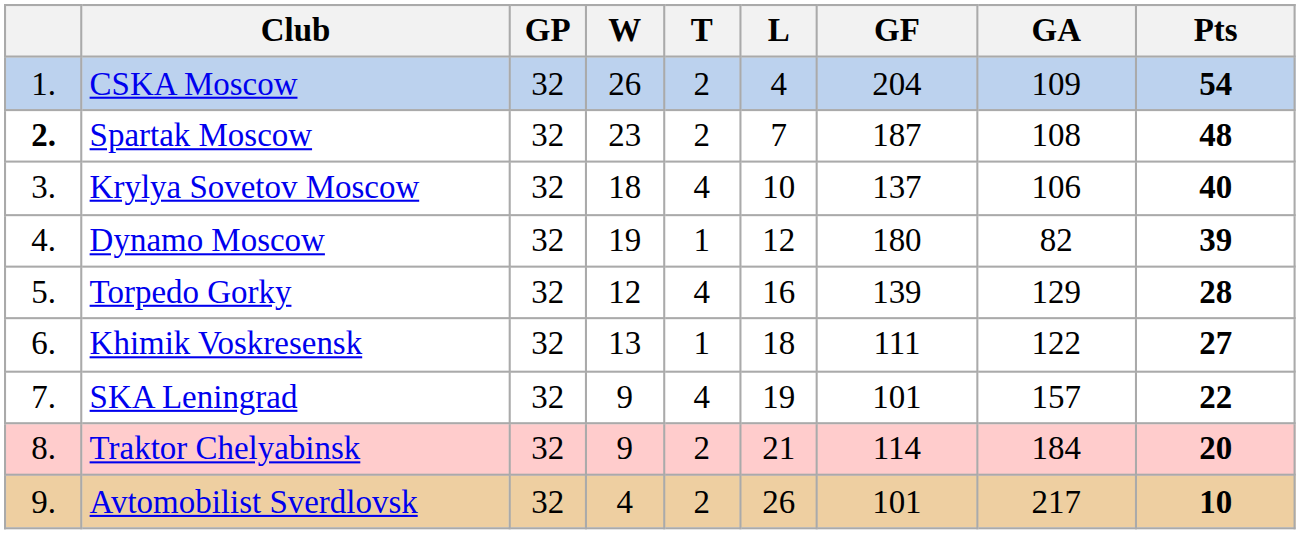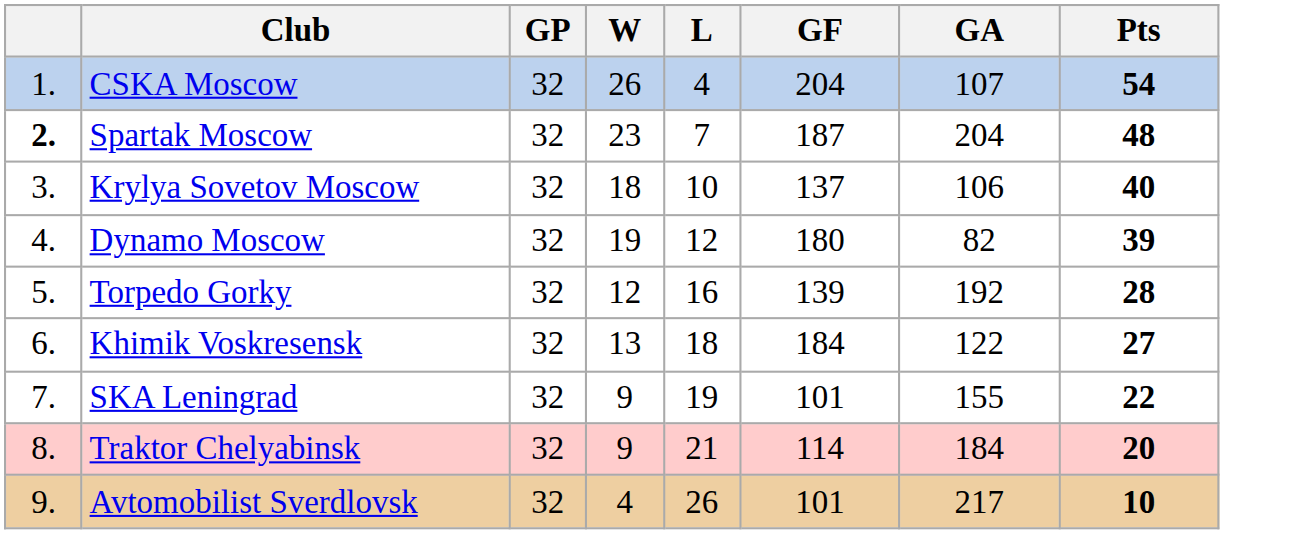- column: (702, 30)
(1056, 82) 109 -> (979, 82) 107
(1056, 135) 108 -> (979, 135) 204
(1056, 291) 129 -> (979, 291) 192
(897, 344) 111 -> (820, 344) 184
(1056, 396) 157 -> (979, 396) 155
